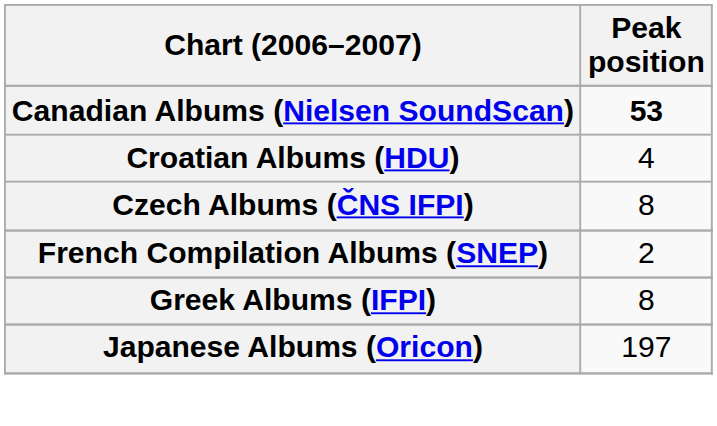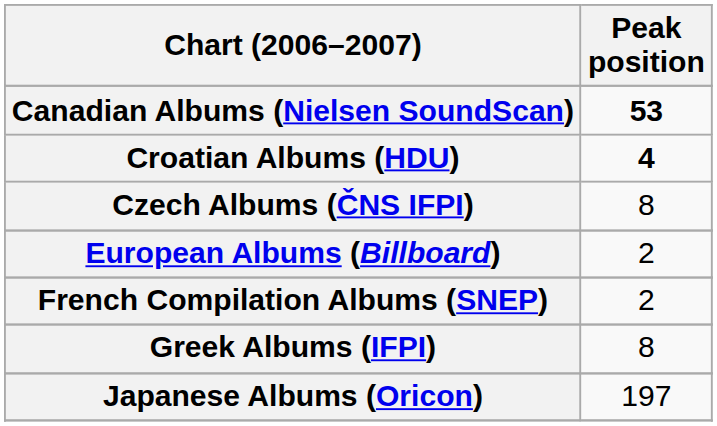(646, 157) normal -> (646, 157) bold
+ row: (293, 253)
